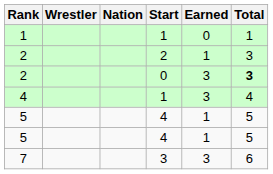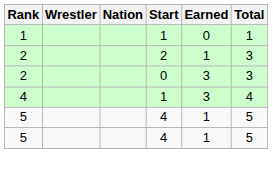(249, 76) bold -> (249, 76) normal
- row: (23, 158)
